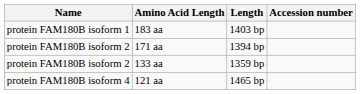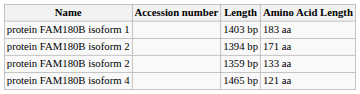columns swapped: (311, 13) <-> (180, 13)
